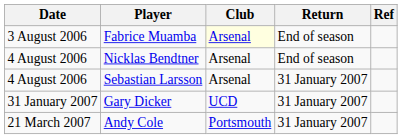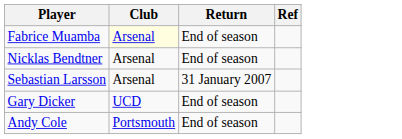- column: (53, 15)
(323, 101) 31 January 2007 -> (220, 101) End of season
(323, 123) 31 January 2007 -> (220, 123) End of season
